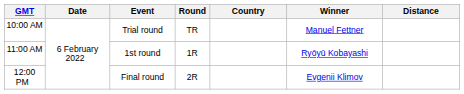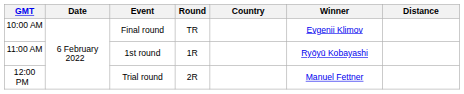(143, 30) Trial round -> (143, 30) Final round
(335, 30) Manuel Fettner -> (335, 30) Evgenii Klimov
(143, 77) Final round -> (143, 77) Trial round
(335, 77) Evgenii Klimov -> (335, 77) Manuel Fettner
